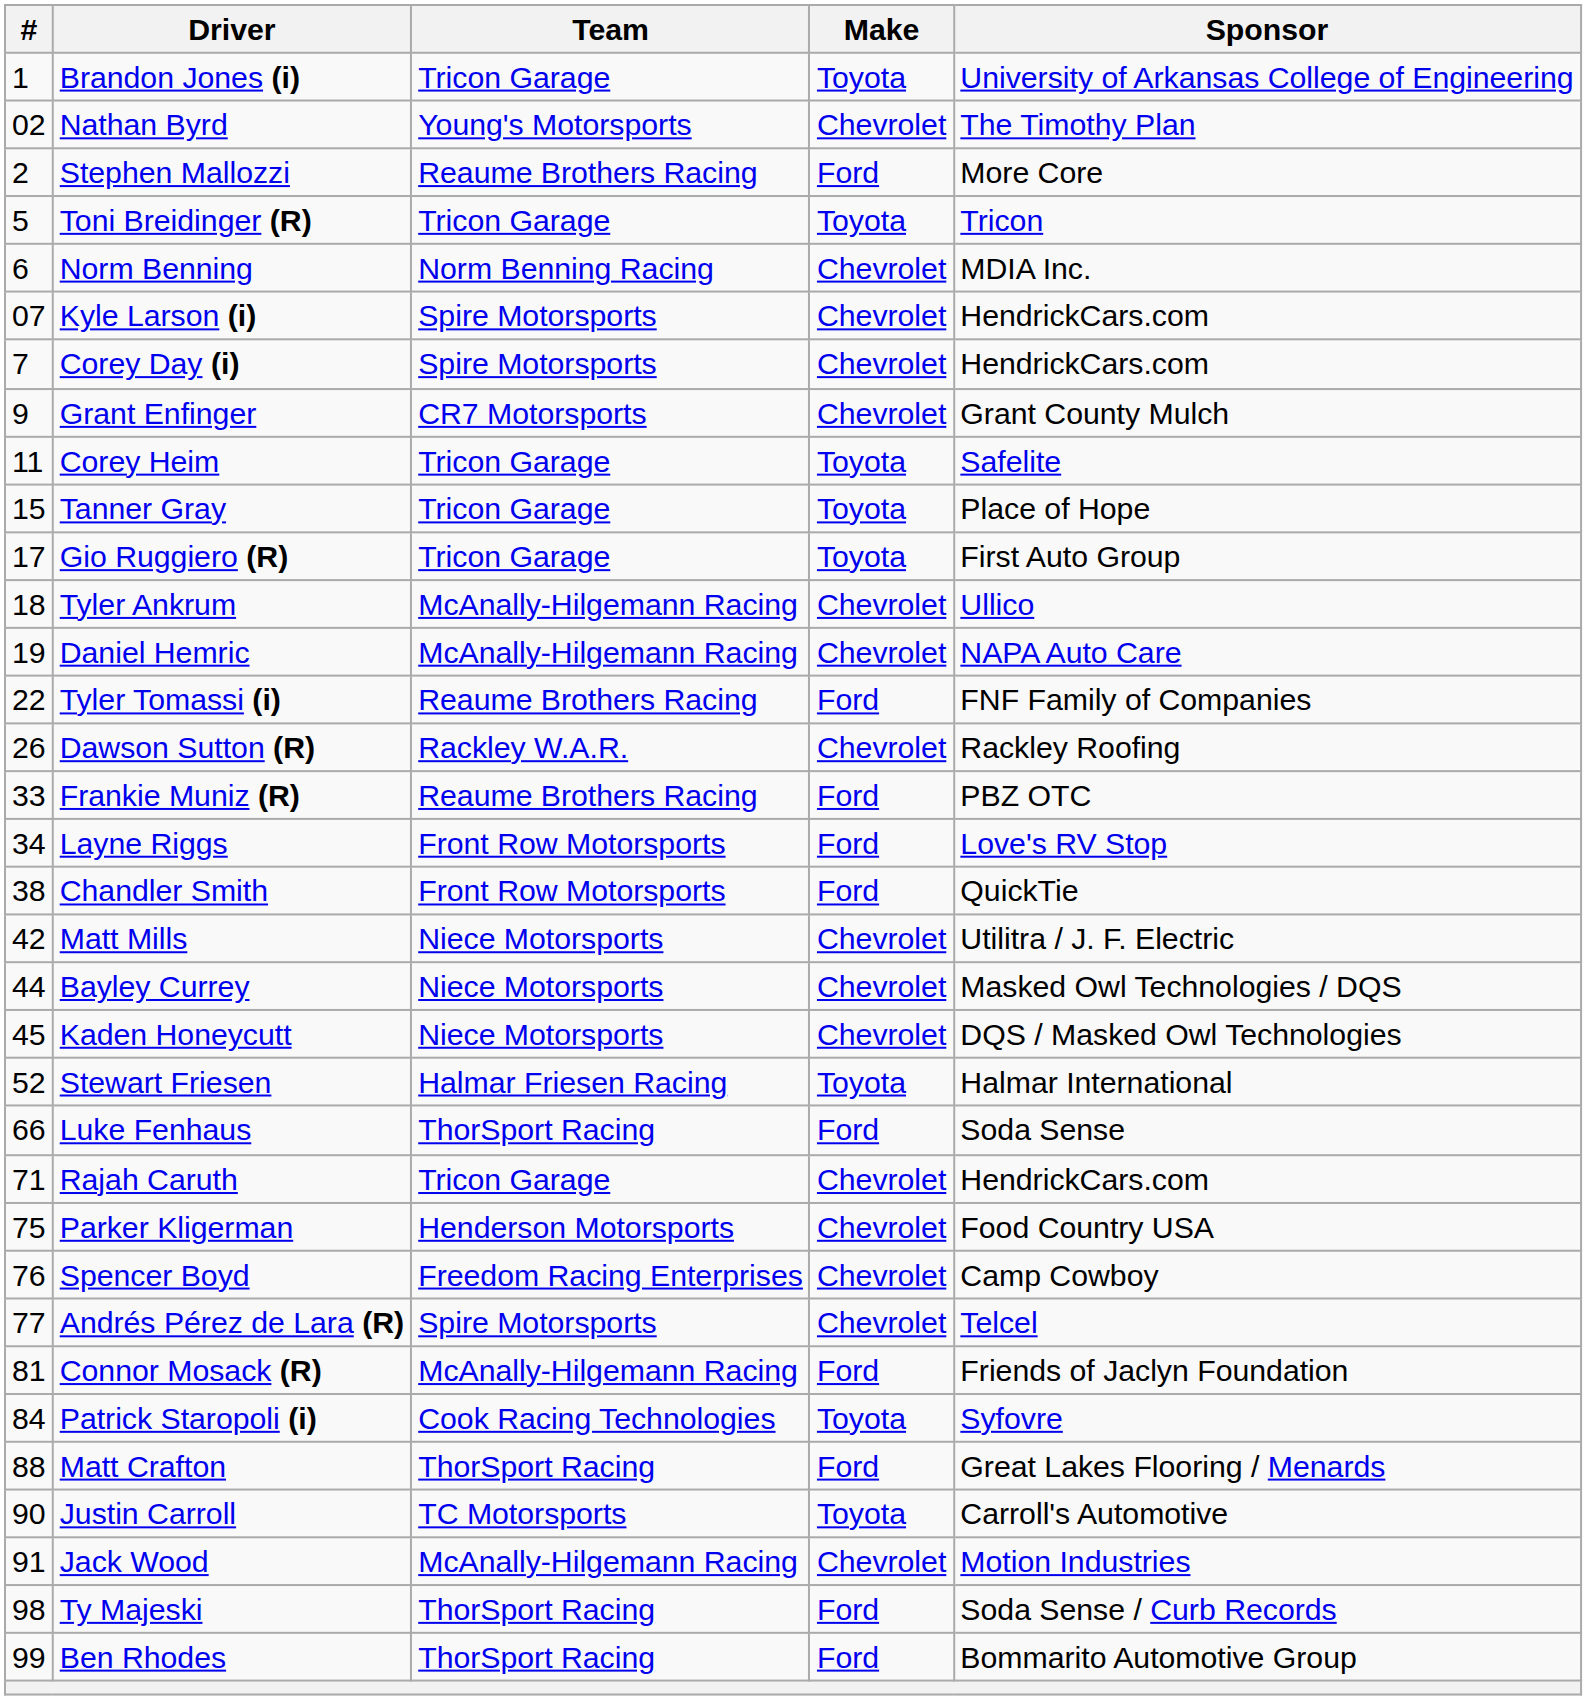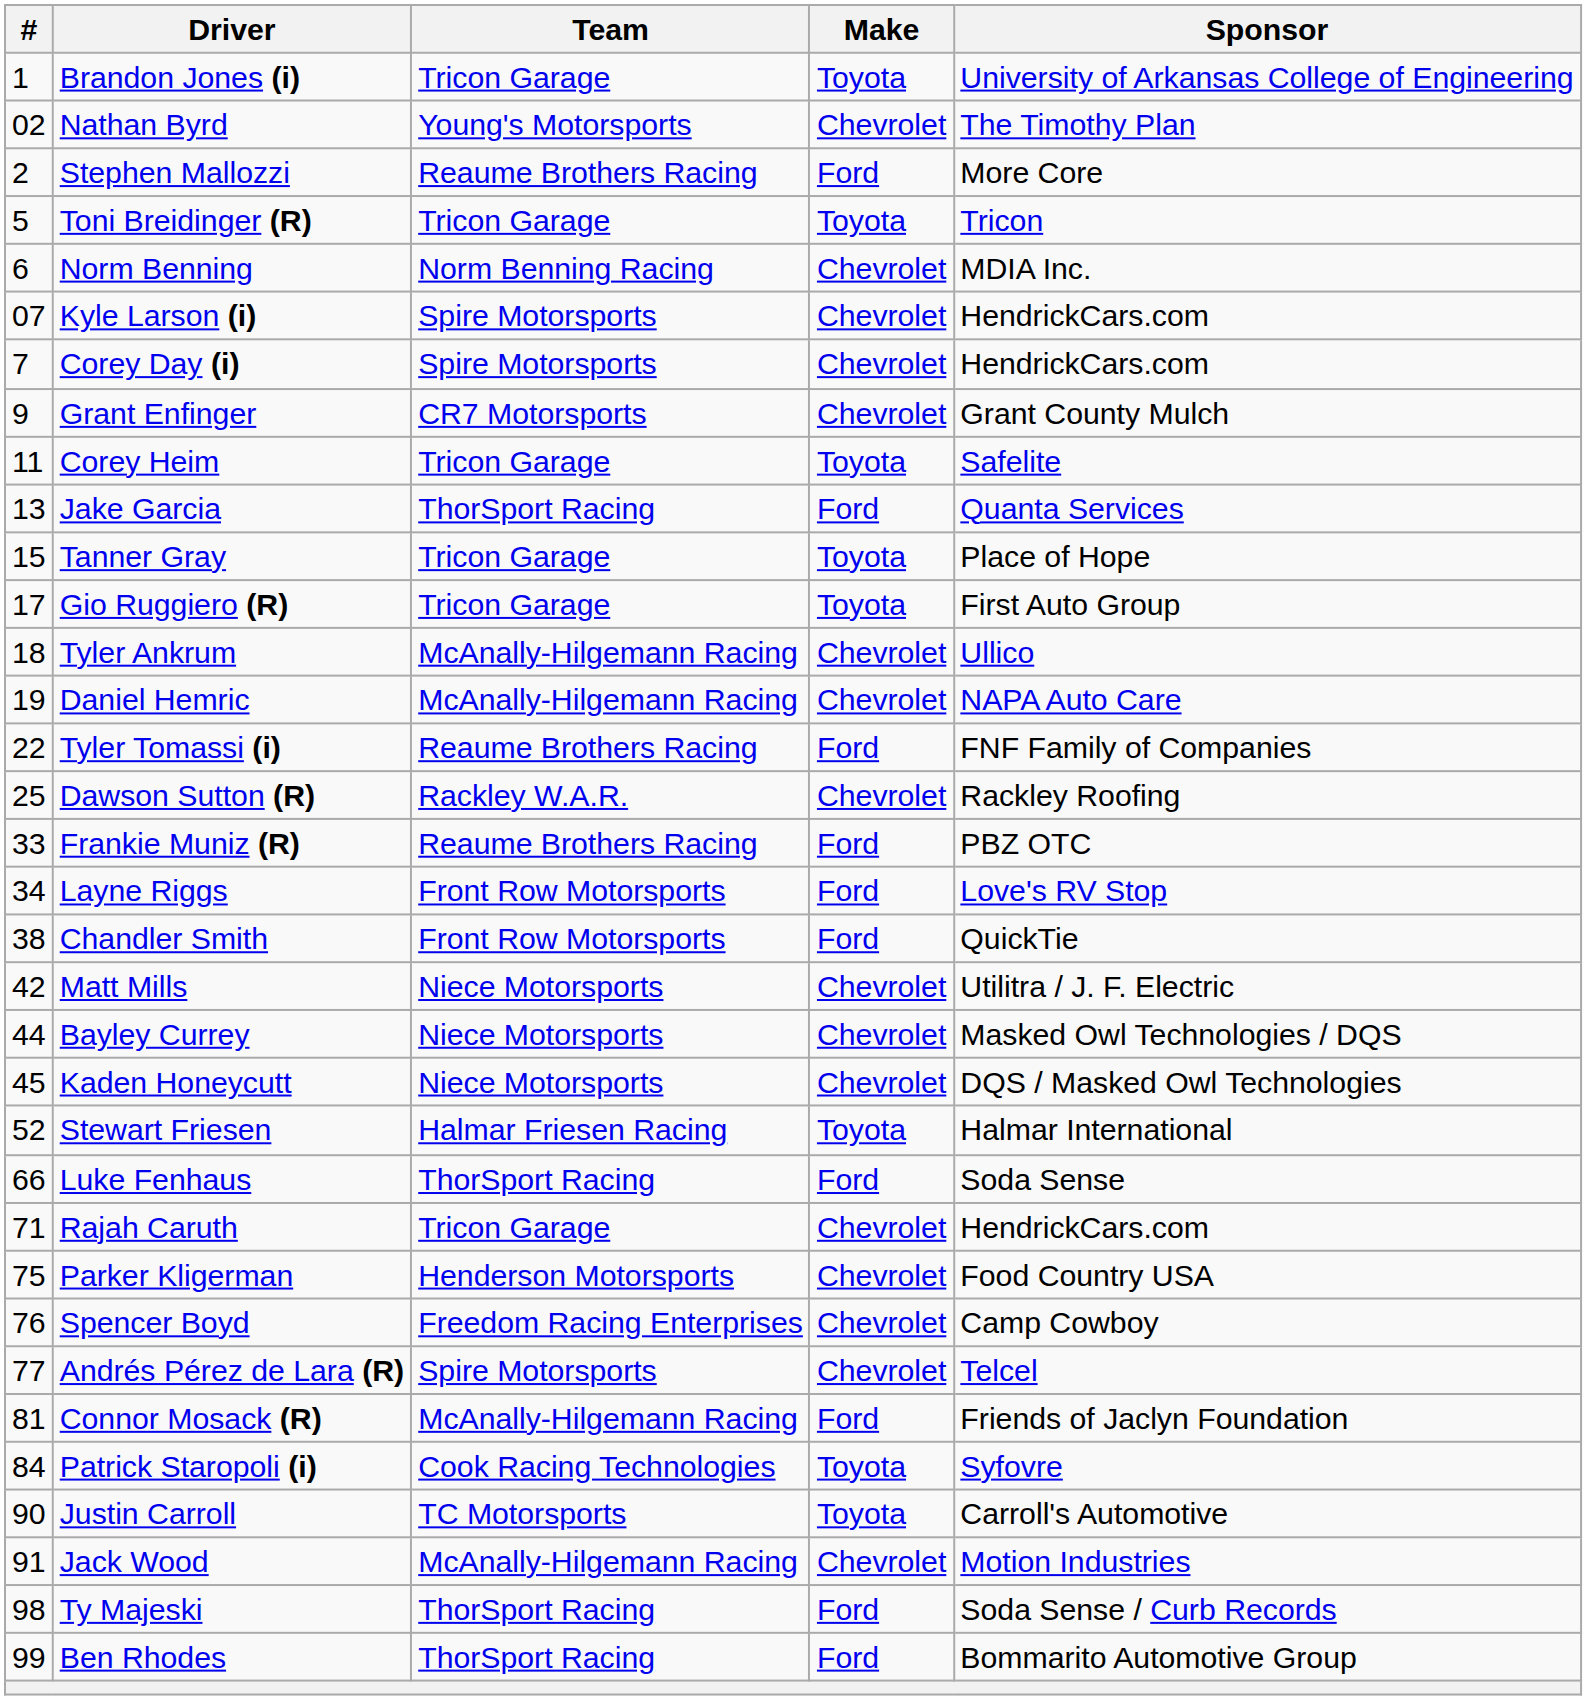+ row: (140, 508)
(29, 747) 26 -> (29, 795) 25
- row: (143, 1466)
